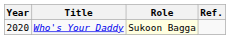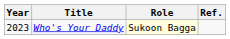(18, 27) 2020 -> (18, 27) 2023
